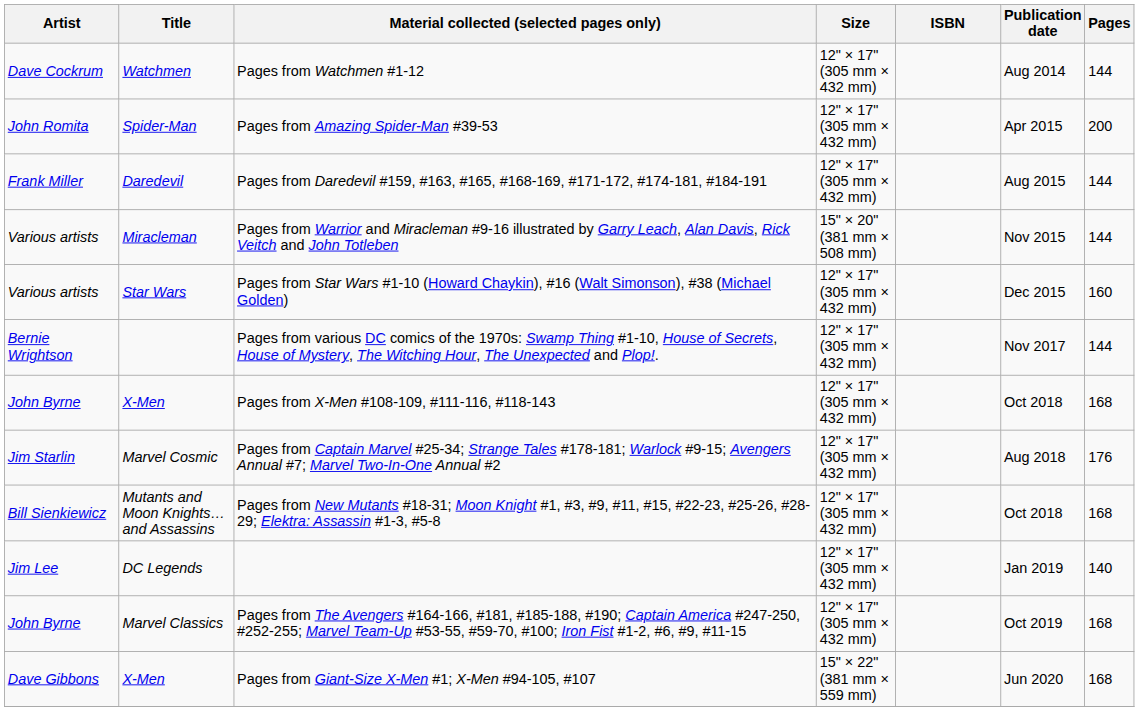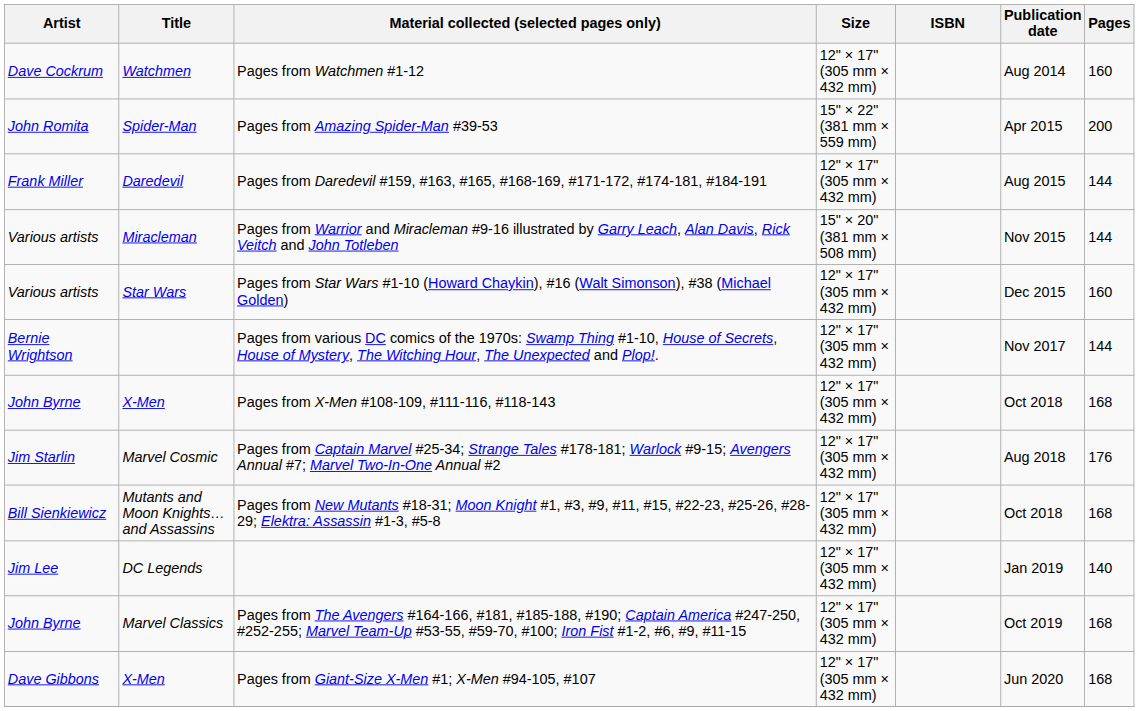(1100, 71) 144 -> (1100, 71) 160
(854, 126) 12" × 17" (305 mm × 432 mm) -> (854, 126) 15" × 22" (381 mm × 559 mm)
(854, 678) 15" × 22" (381 mm × 559 mm) -> (854, 678) 12" × 17" (305 mm × 432 mm)
